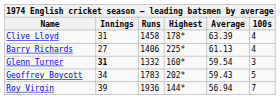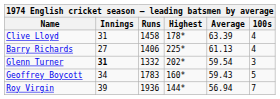(176, 62) 160* -> (176, 62) 202*
(176, 75) 202* -> (176, 75) 160*
